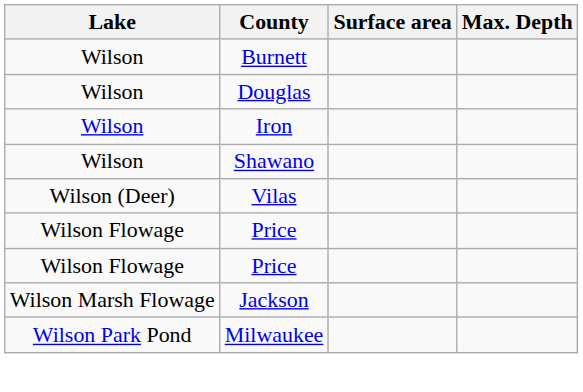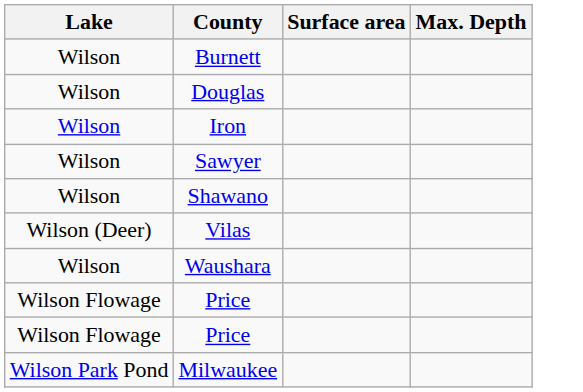+ row: (89, 160)
+ row: (89, 265)
- row: (112, 299)
